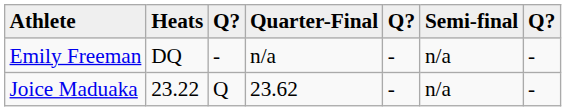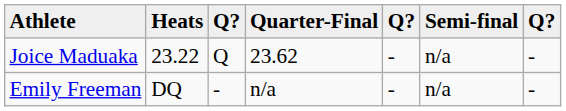rows swapped: (74, 88) <-> (75, 55)
